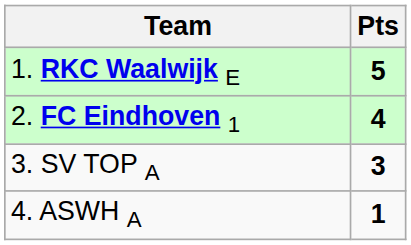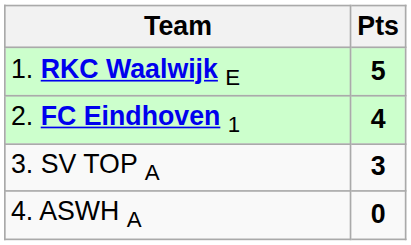(378, 214) 1 -> (378, 214) 0
